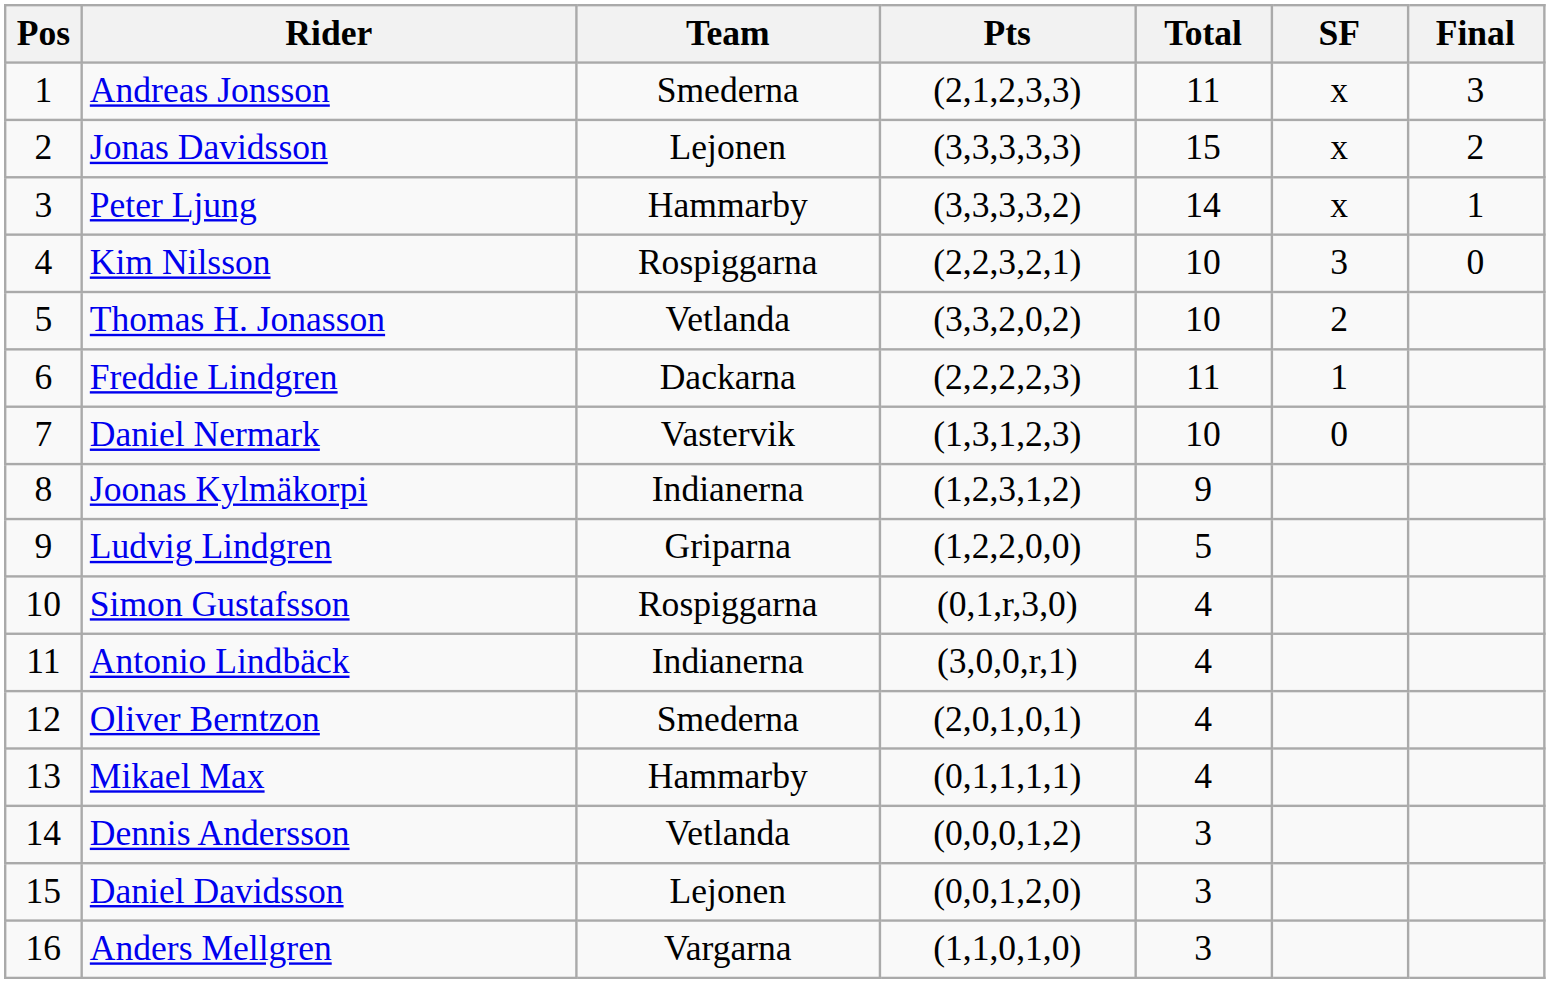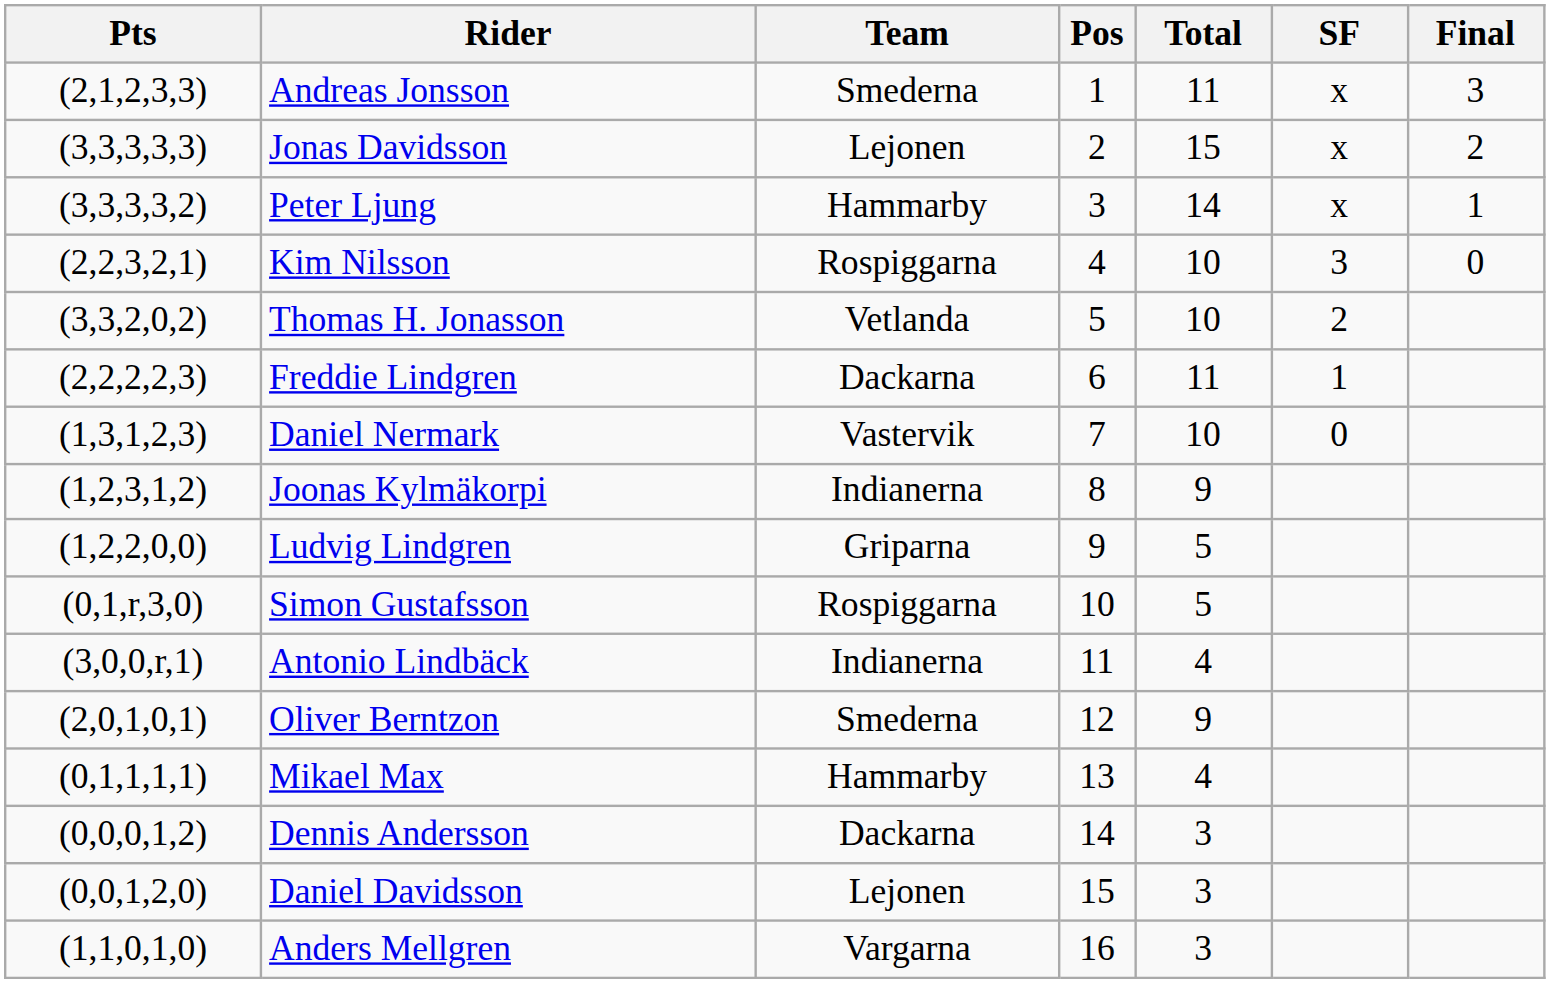columns swapped: (43, 32) <-> (1007, 32)
(1203, 605) 4 -> (1203, 605) 5
(1203, 719) 4 -> (1203, 719) 9
(728, 833) Vetlanda -> (907, 833) Dackarna
